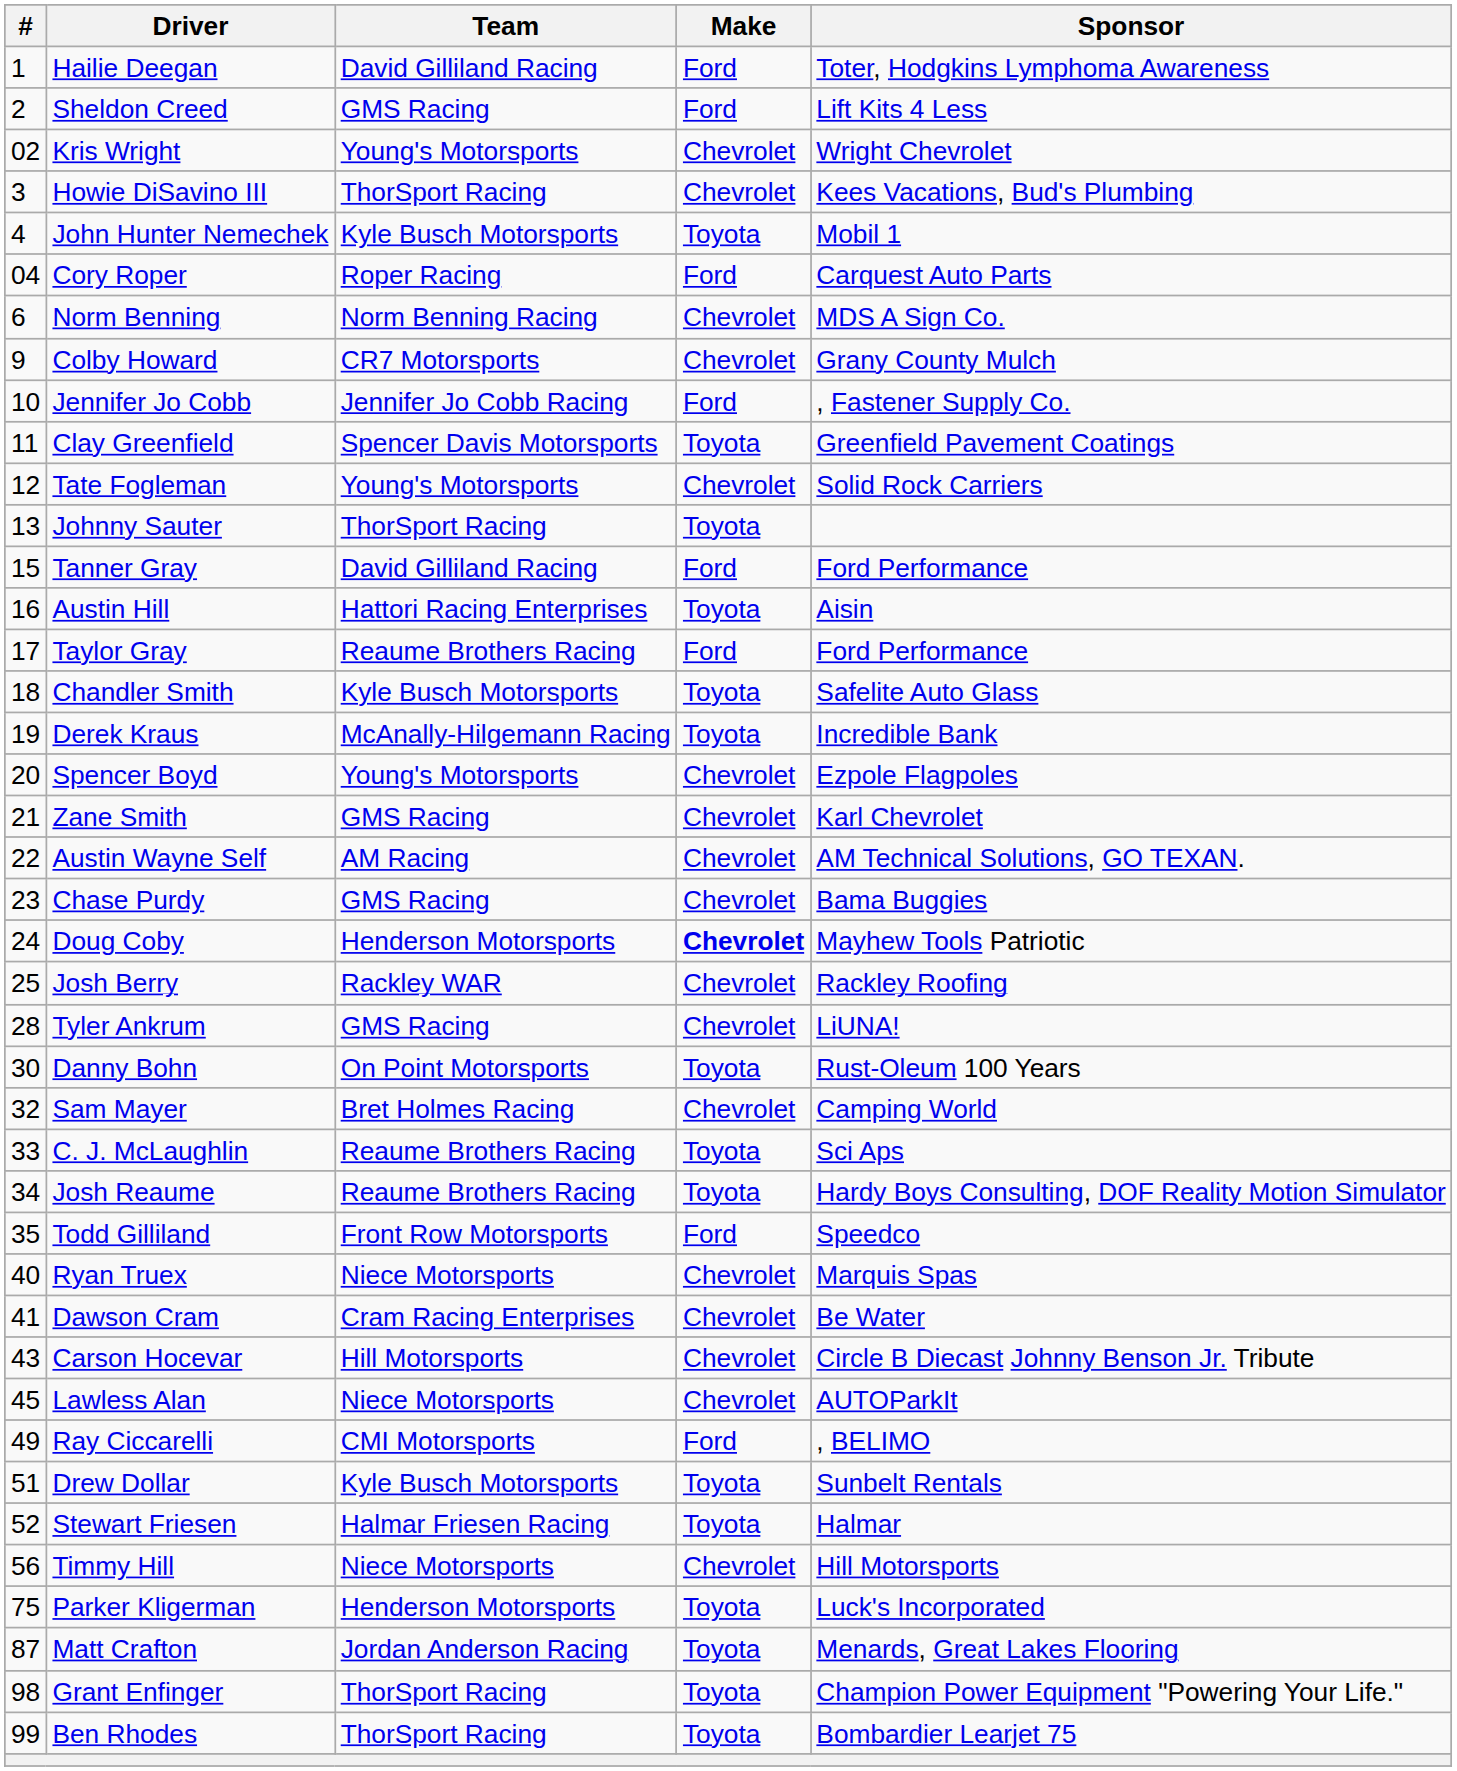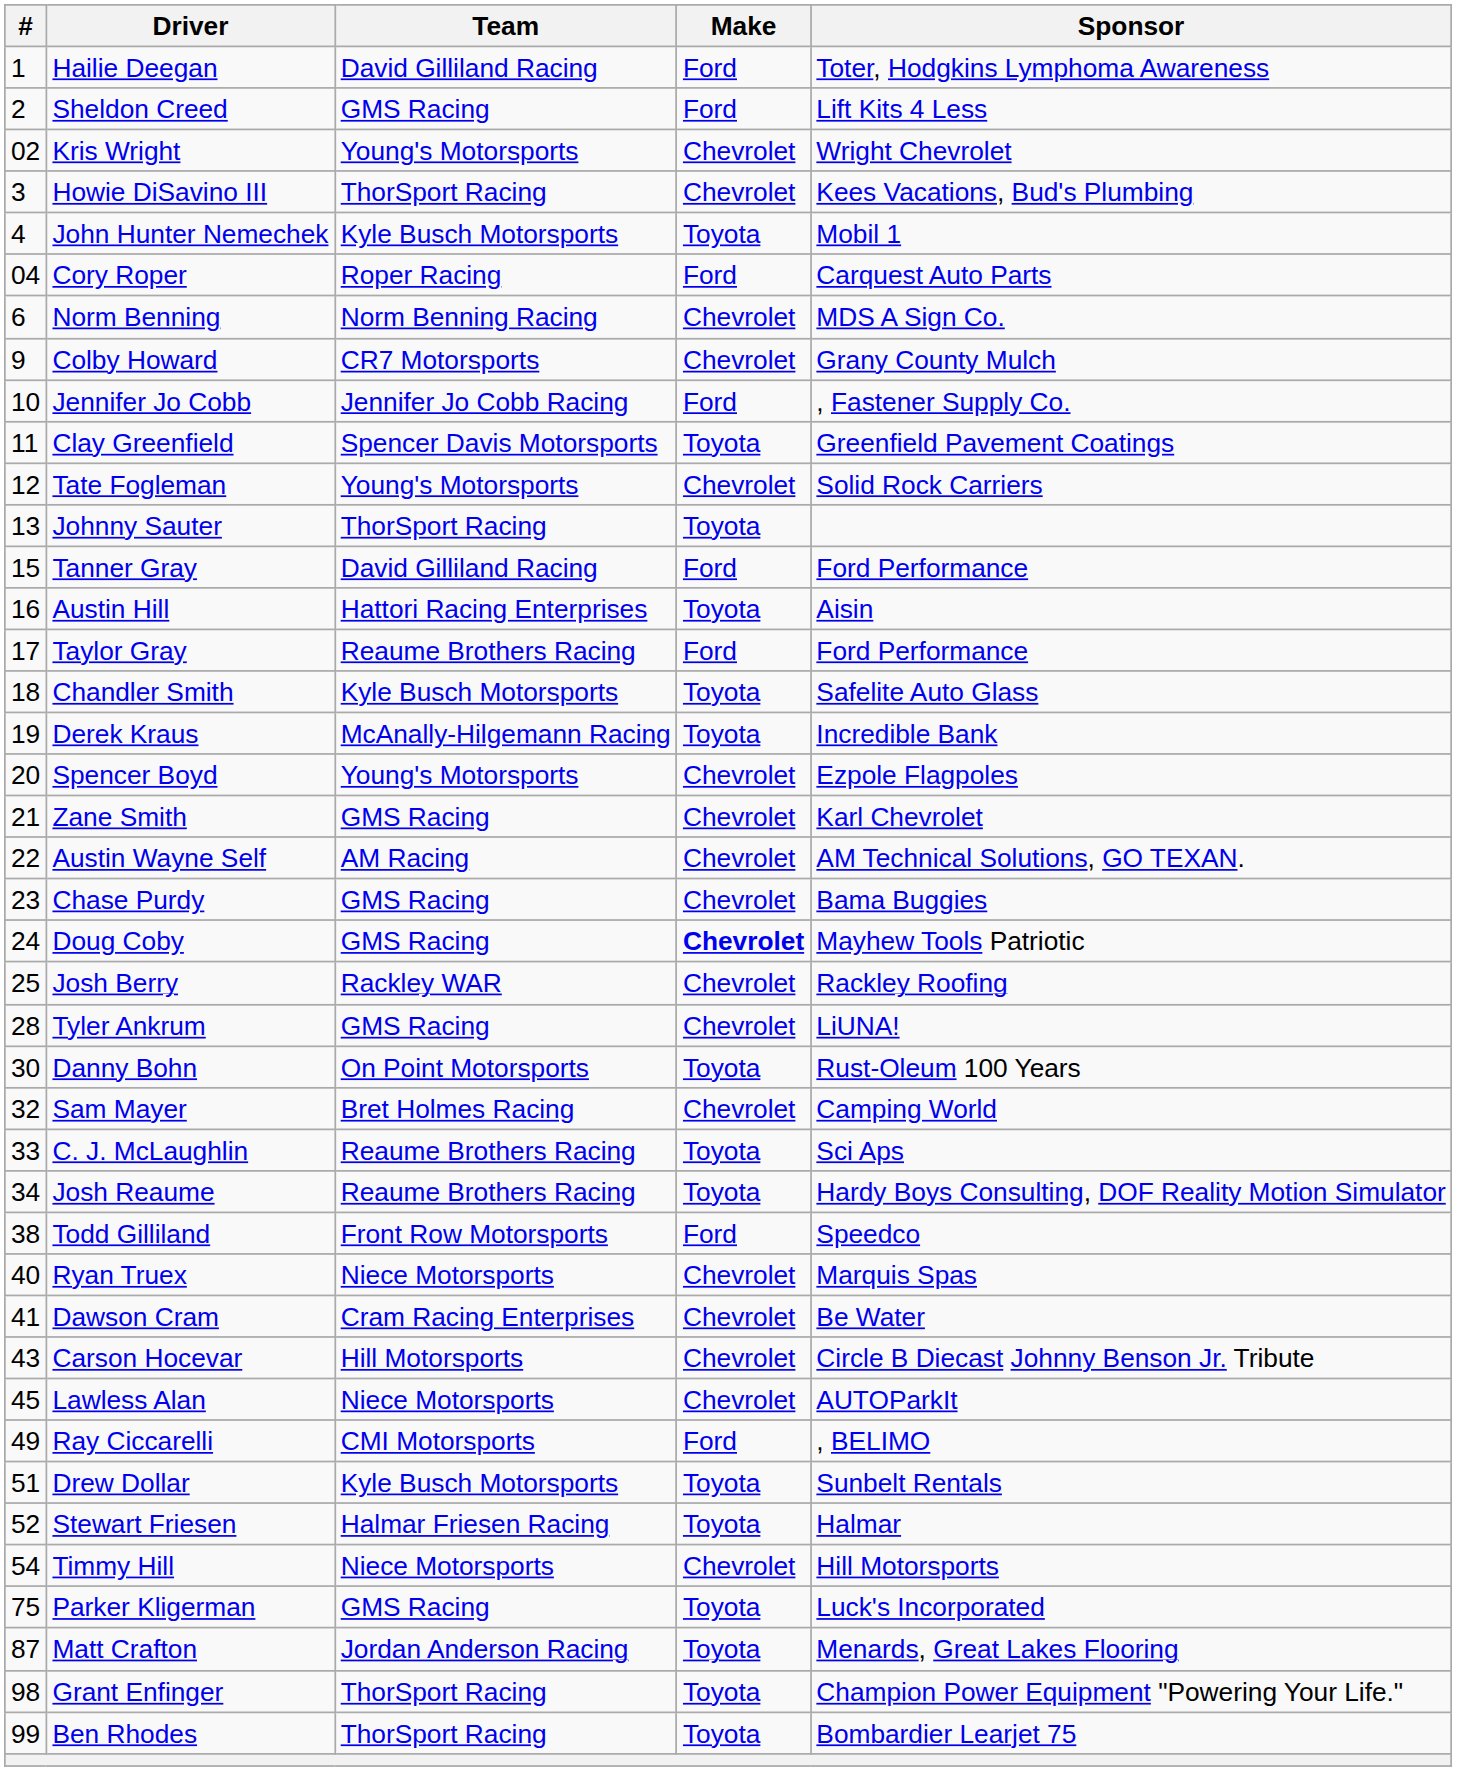(478, 942) Henderson Motorsports -> (415, 942) GMS Racing
(26, 1233) 35 -> (26, 1233) 38
(26, 1566) 56 -> (26, 1566) 54
(478, 1608) Henderson Motorsports -> (415, 1608) GMS Racing
